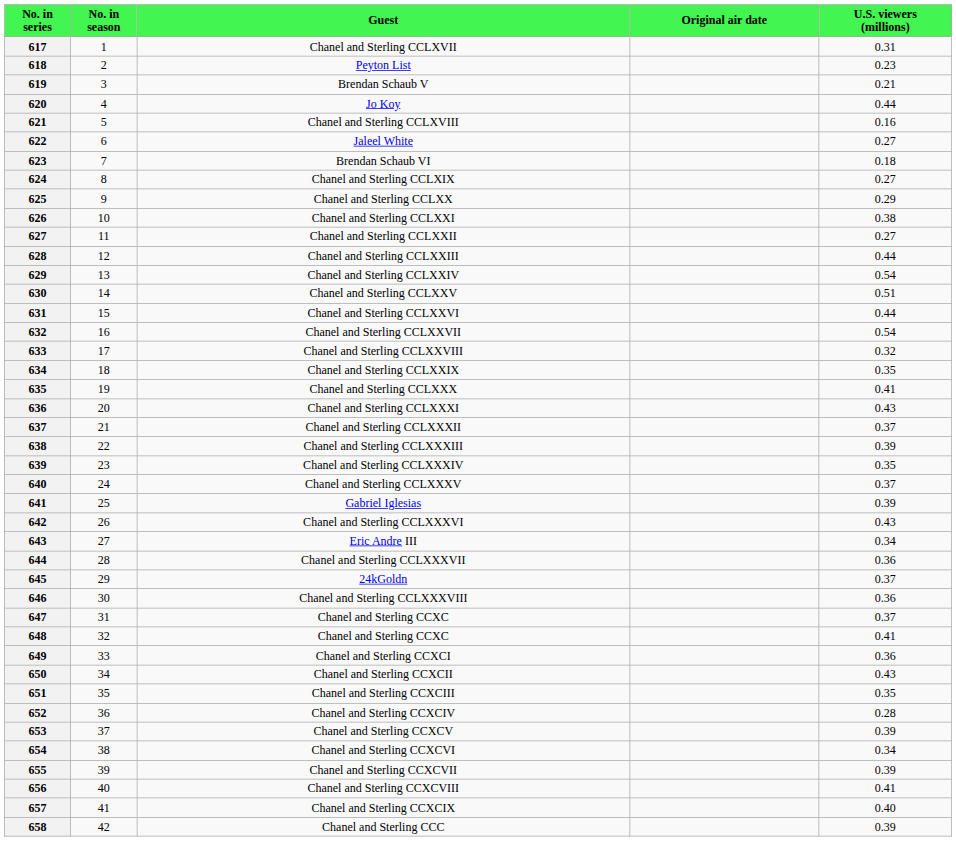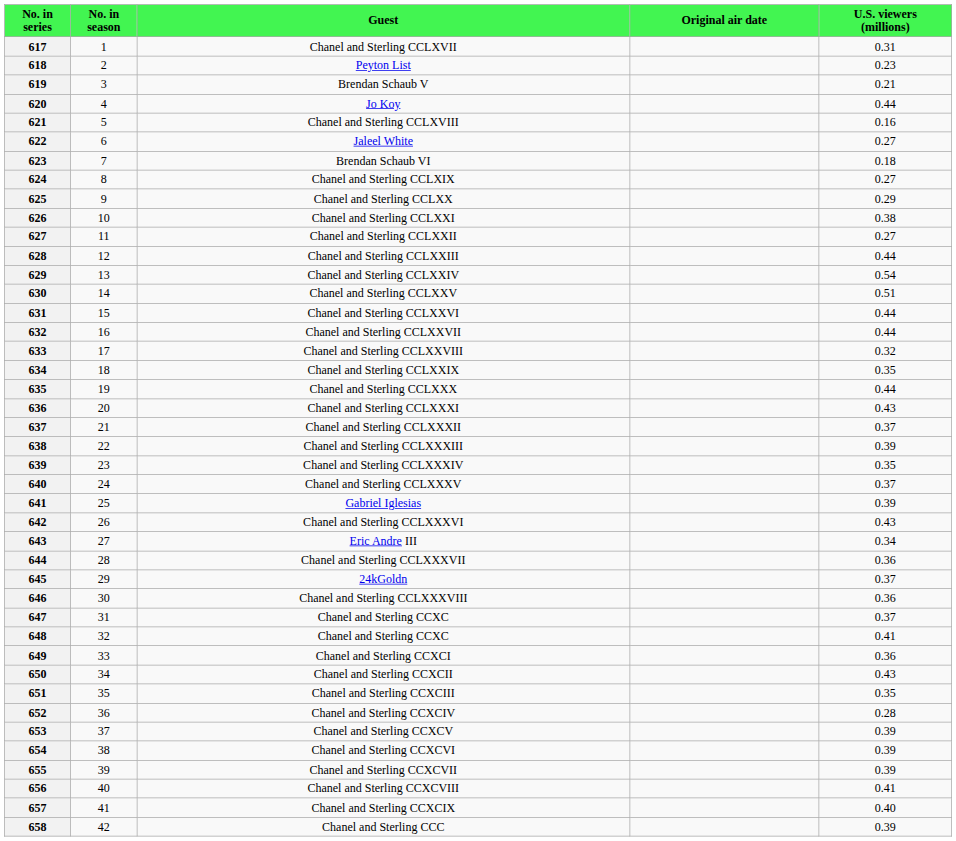(885, 332) 0.54 -> (885, 332) 0.44
(885, 389) 0.41 -> (885, 389) 0.44
(885, 750) 0.34 -> (885, 750) 0.39
